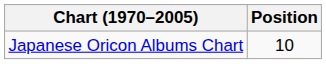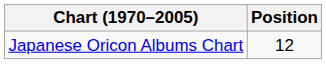(284, 44) 10 -> (284, 44) 12
